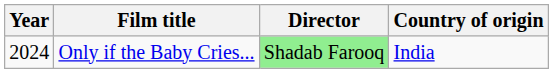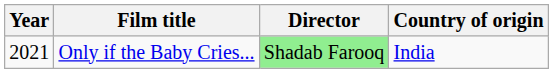(29, 52) 2024 -> (29, 52) 2021
